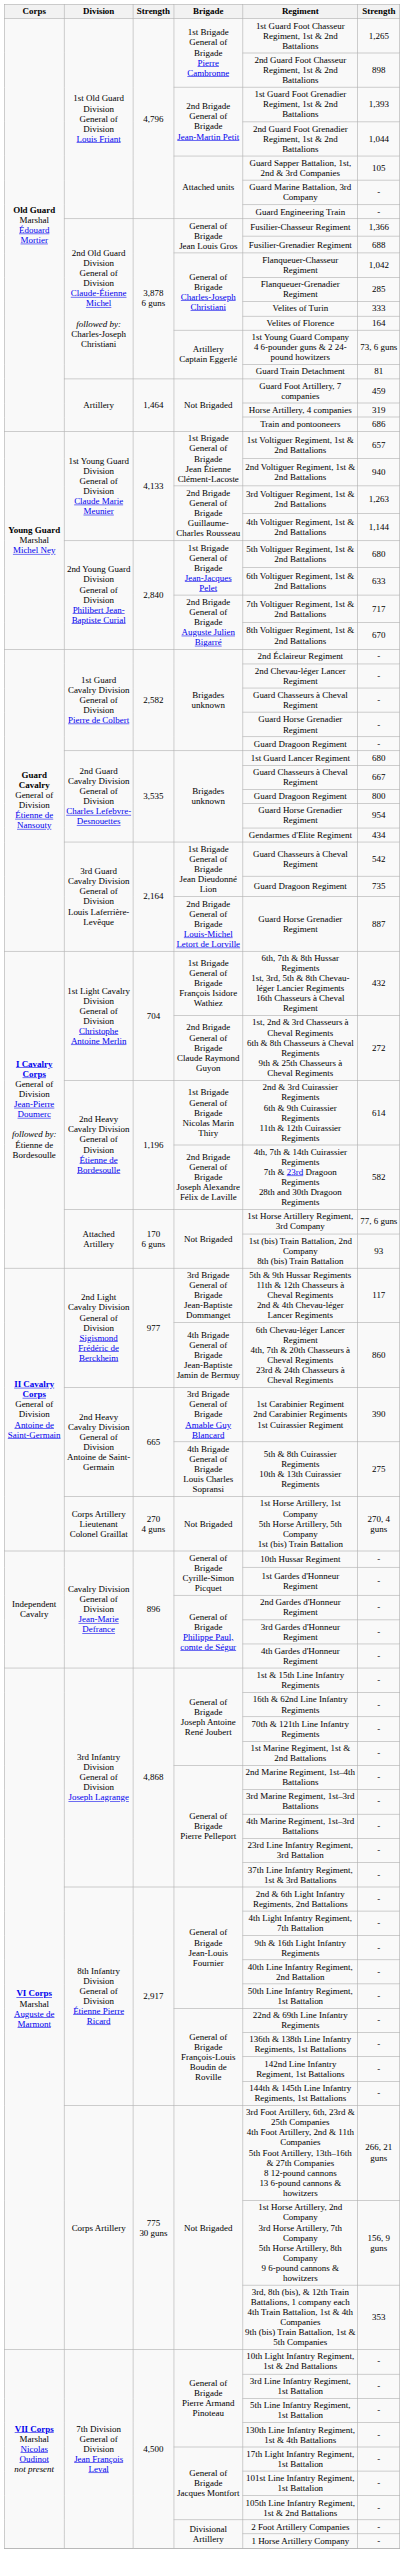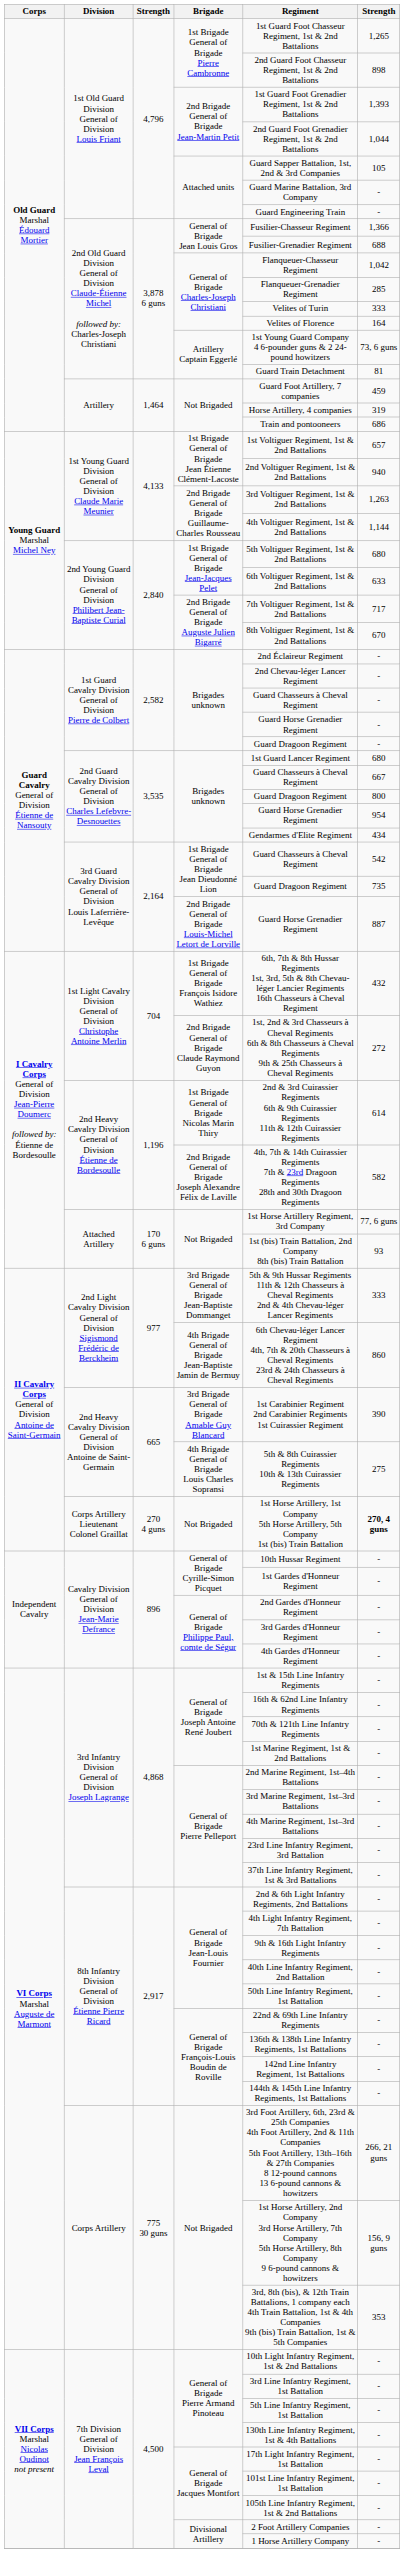(379, 1295) 117 -> (379, 1295) 333
(379, 1523) normal -> (379, 1523) bold
